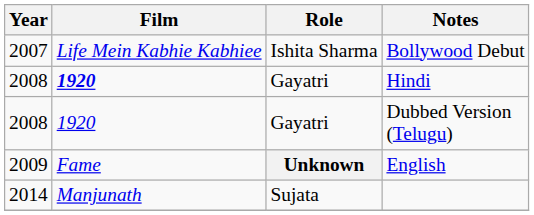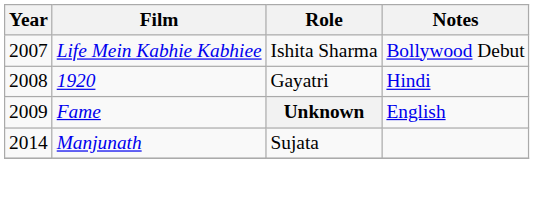(76, 81) bold -> (76, 81) normal
- row: (28, 122)
